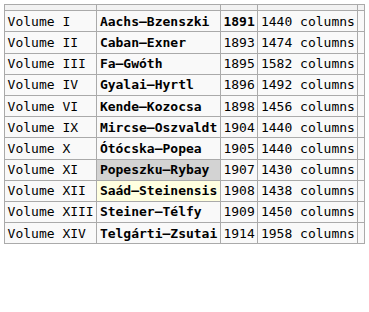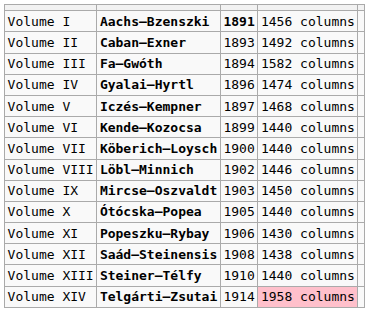(308, 21) 1440 columns -> (308, 21) 1456 columns
(308, 42) 1474 columns -> (308, 42) 1492 columns
(239, 64) 1895 -> (239, 64) 1894
(308, 85) 1492 columns -> (308, 85) 1474 columns
+ row: (39, 106)
(239, 106) 1898 -> (239, 127) 1899
(308, 106) 1456 columns -> (308, 127) 1440 columns
+ row: (47, 148)
+ row: (51, 170)
(239, 127) 1904 -> (239, 191) 1903
(308, 127) 1440 columns -> (308, 191) 1450 columns
(155, 170) lightgrey background -> (155, 233) no background
(239, 170) 1907 -> (239, 233) 1906
(159, 191) lightyellow background -> (159, 254) no background
(239, 212) 1909 -> (239, 276) 1910
(308, 212) 1450 columns -> (308, 276) 1440 columns
(308, 233) no background -> (308, 297) pink background
